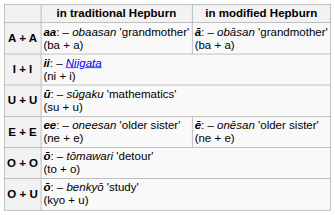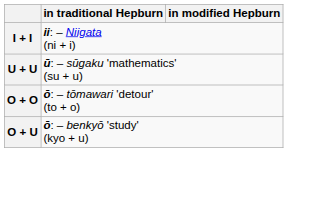- row: (23, 38)
- row: (23, 132)
